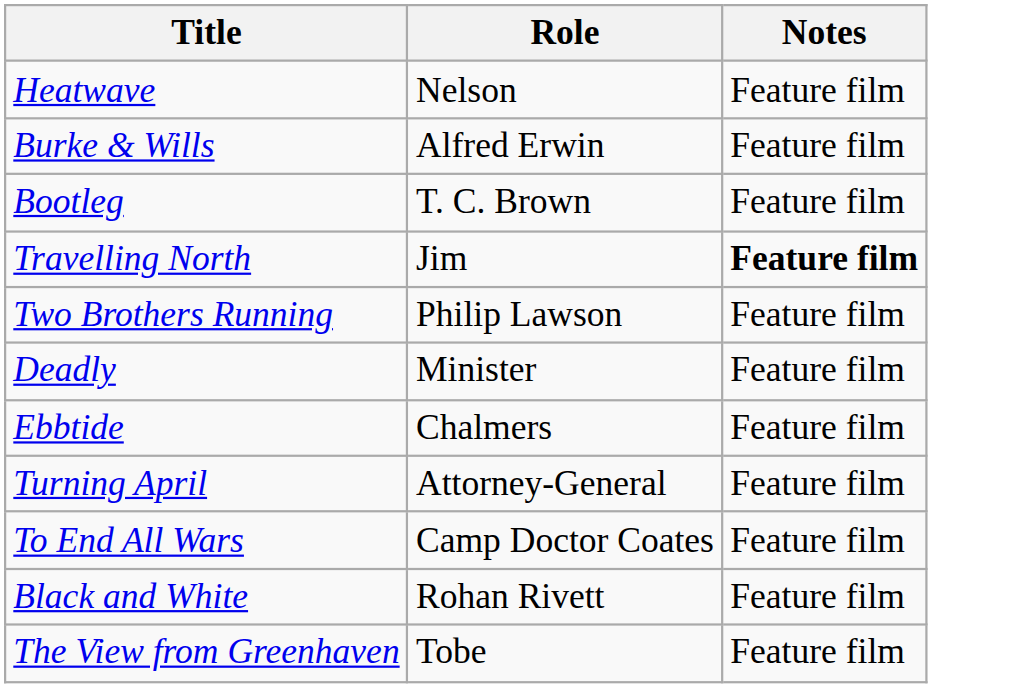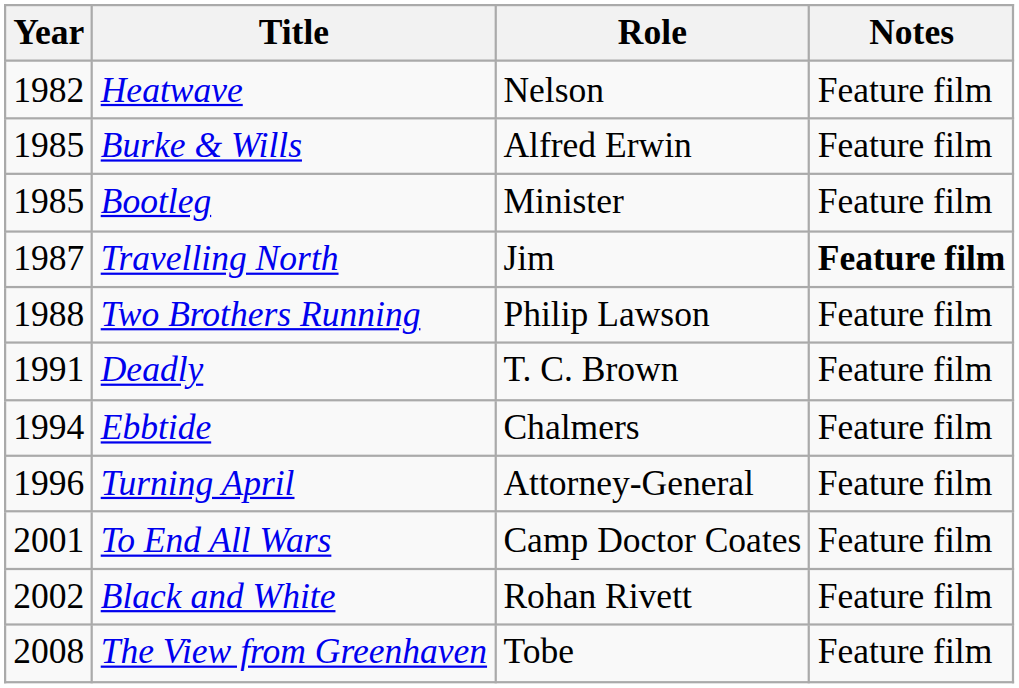+ column: (49, 32)
(504, 201) T. C. Brown -> (564, 201) Minister
(476, 370) Minister -> (591, 370) T. C. Brown
